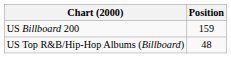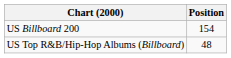(206, 28) 159 -> (206, 28) 154
